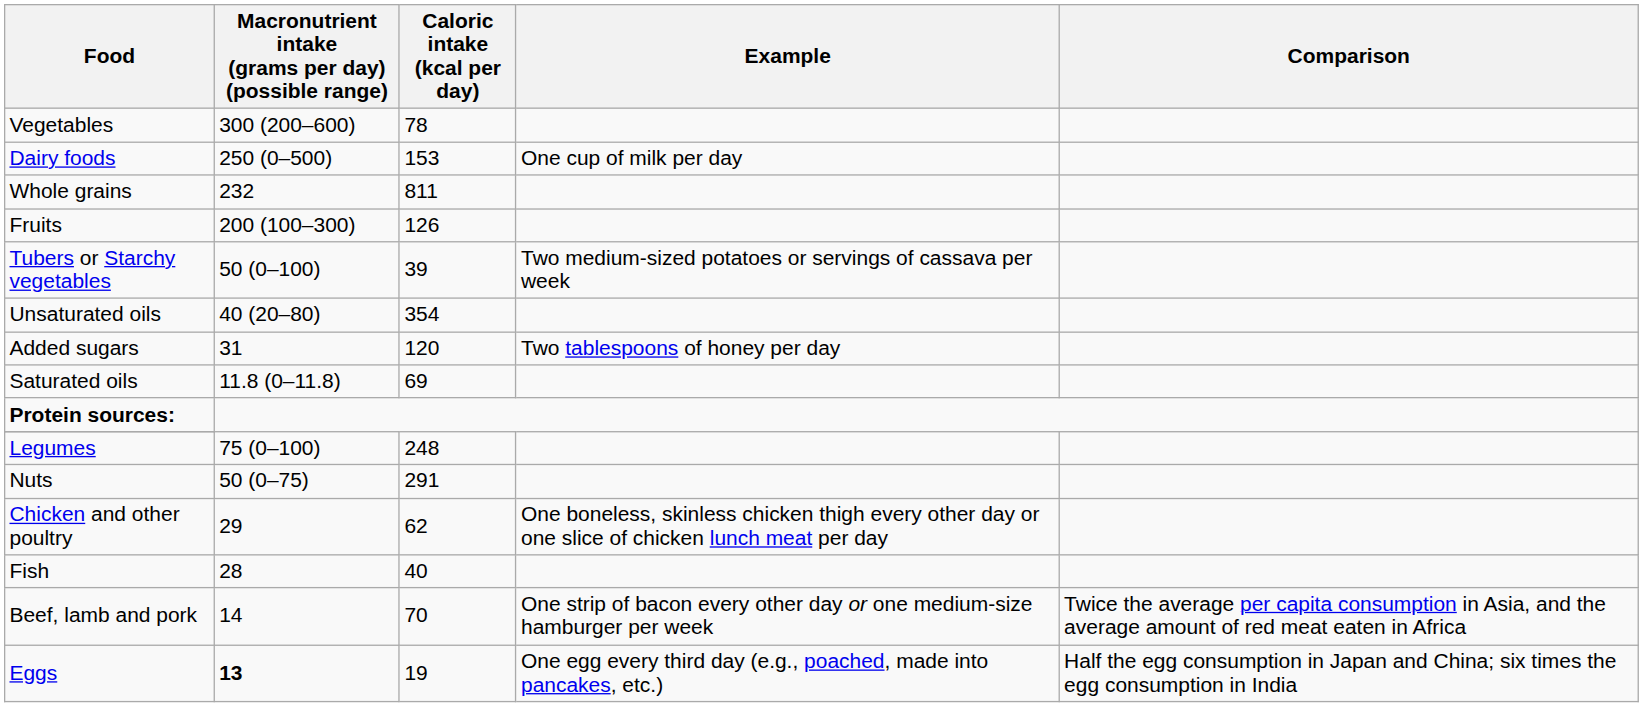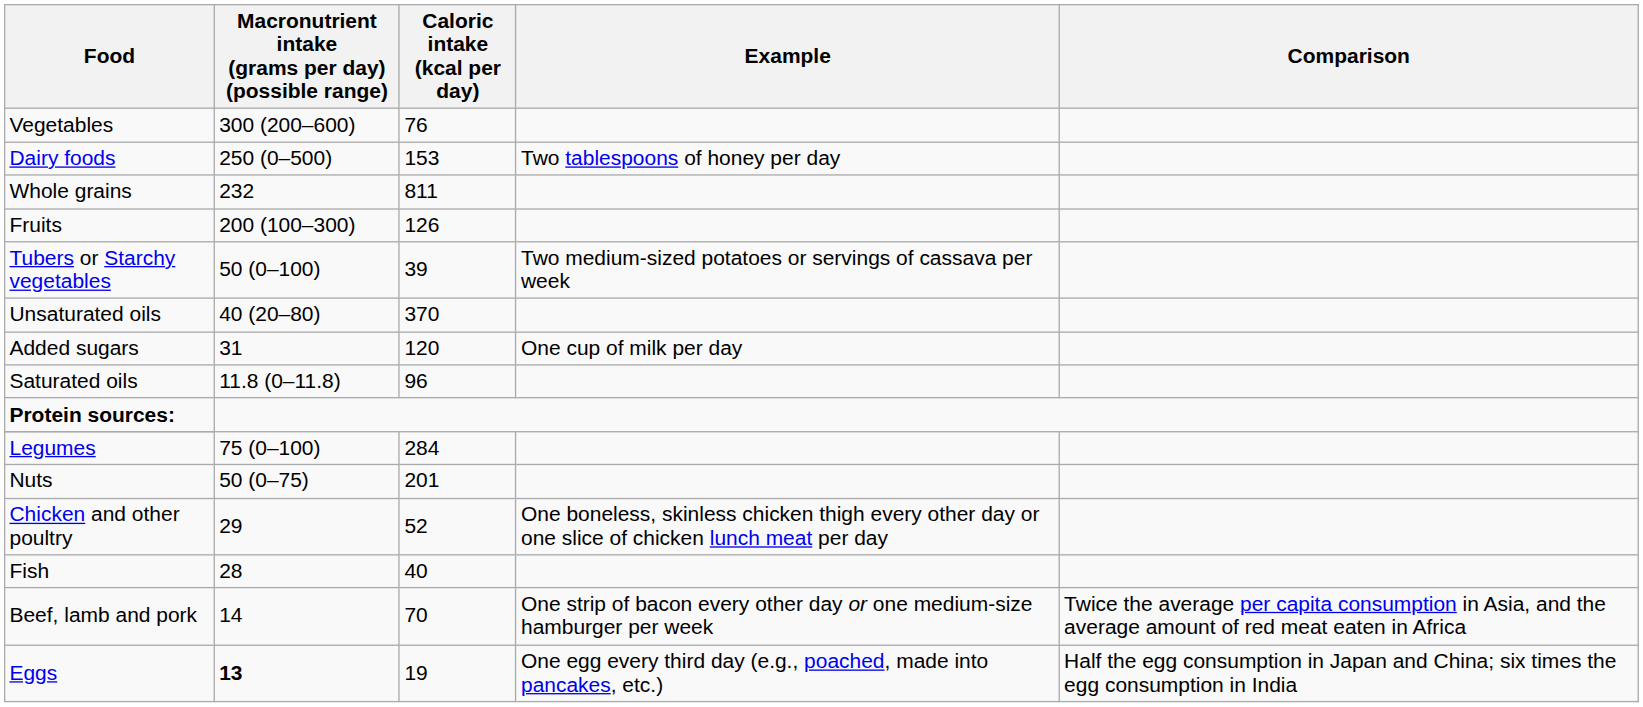(416, 125) 78 -> (416, 125) 76
(632, 158) One cup of milk per day -> (681, 158) Two tablespoons of honey per day
(422, 314) 354 -> (422, 314) 370
(681, 348) Two tablespoons of honey per day -> (632, 348) One cup of milk per day
(416, 381) 69 -> (416, 381) 96
(422, 447) 248 -> (422, 447) 284
(422, 481) 291 -> (422, 481) 201
(416, 526) 62 -> (416, 526) 52
